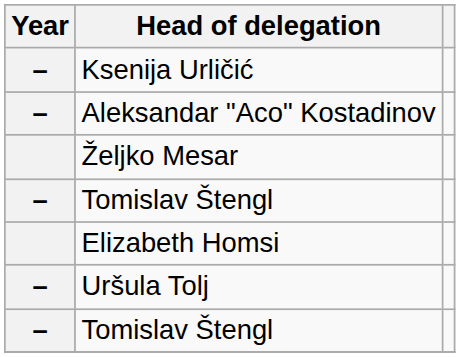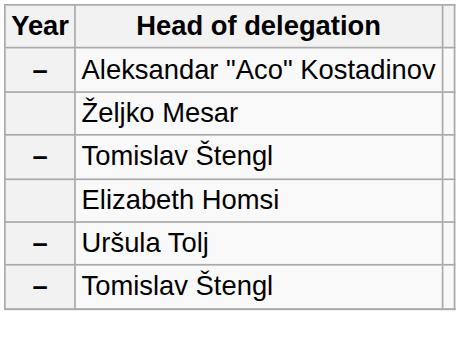- row: (40, 69)
